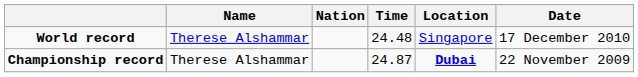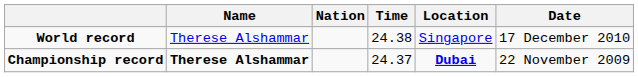(392, 38) 24.48 -> (392, 38) 24.38
(240, 60) normal -> (240, 60) bold
(392, 60) 24.87 -> (392, 60) 24.37
